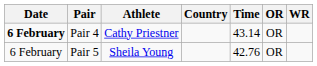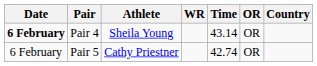columns swapped: (206, 14) <-> (299, 14)
(141, 33) Cathy Priestner -> (141, 33) Sheila Young
(141, 52) Sheila Young -> (141, 52) Cathy Priestner
(246, 52) 42.76 -> (224, 52) 42.74
